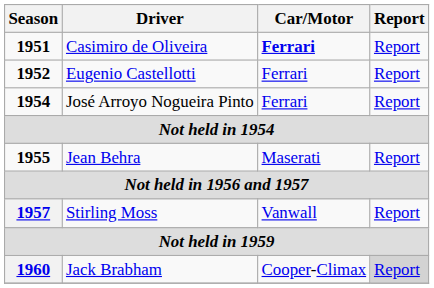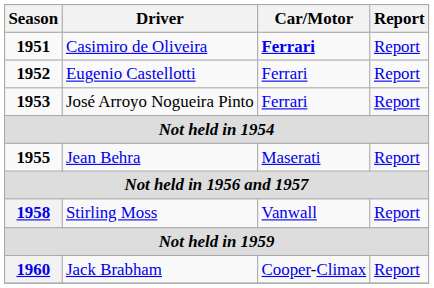(33, 102) 1954 -> (33, 102) 1953
(33, 213) 1957 -> (33, 213) 1958
(397, 268) lightgrey background -> (397, 268) no background
